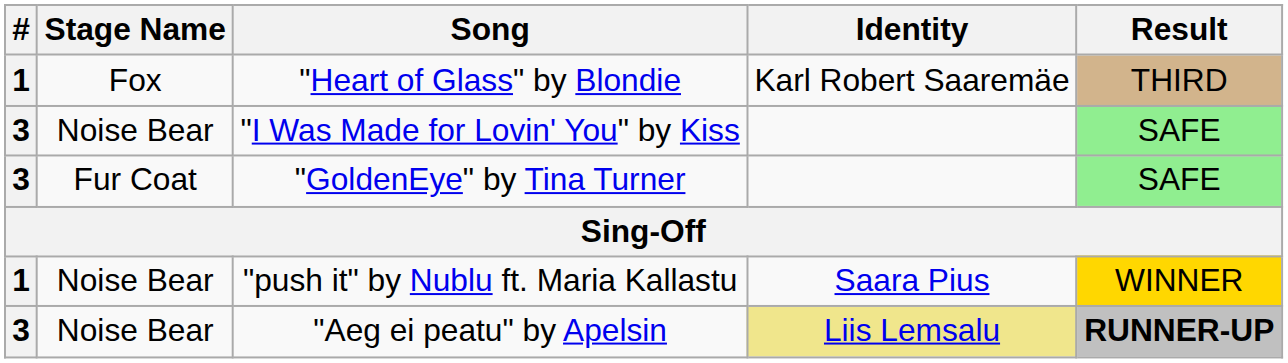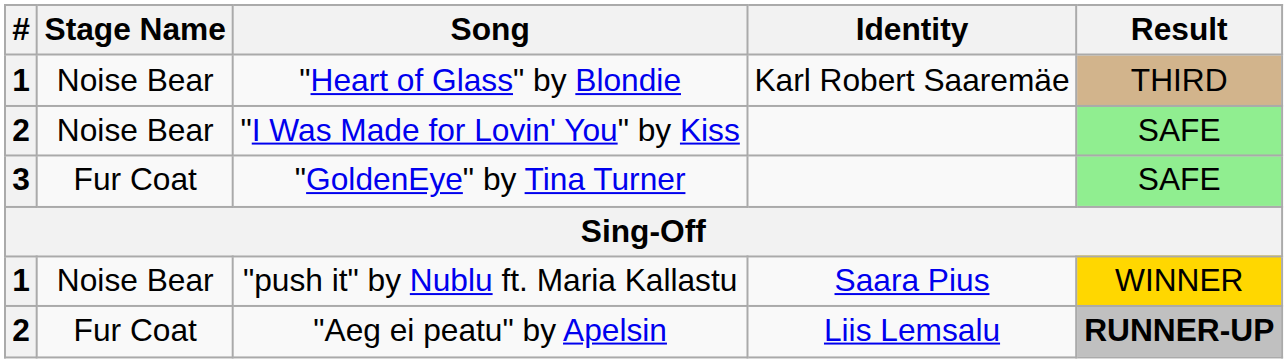(135, 79) Fox -> (135, 79) Noise Bear
(21, 130) 3 -> (21, 130) 2
(21, 331) 3 -> (21, 331) 2
(135, 331) Noise Bear -> (135, 331) Fur Coat
(912, 331) khaki background -> (912, 331) no background
